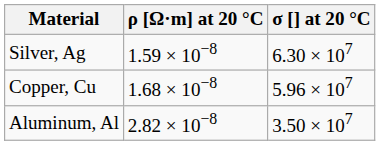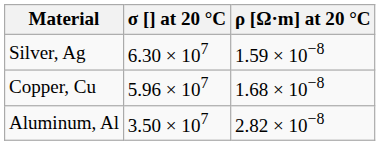columns swapped: (196, 19) <-> (321, 19)
